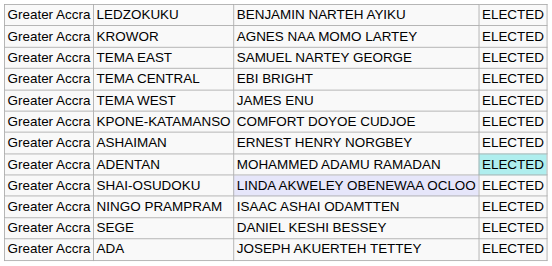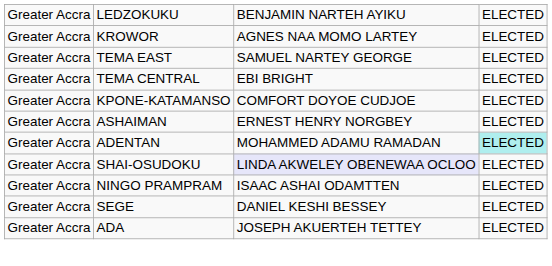- row: (136, 100)
